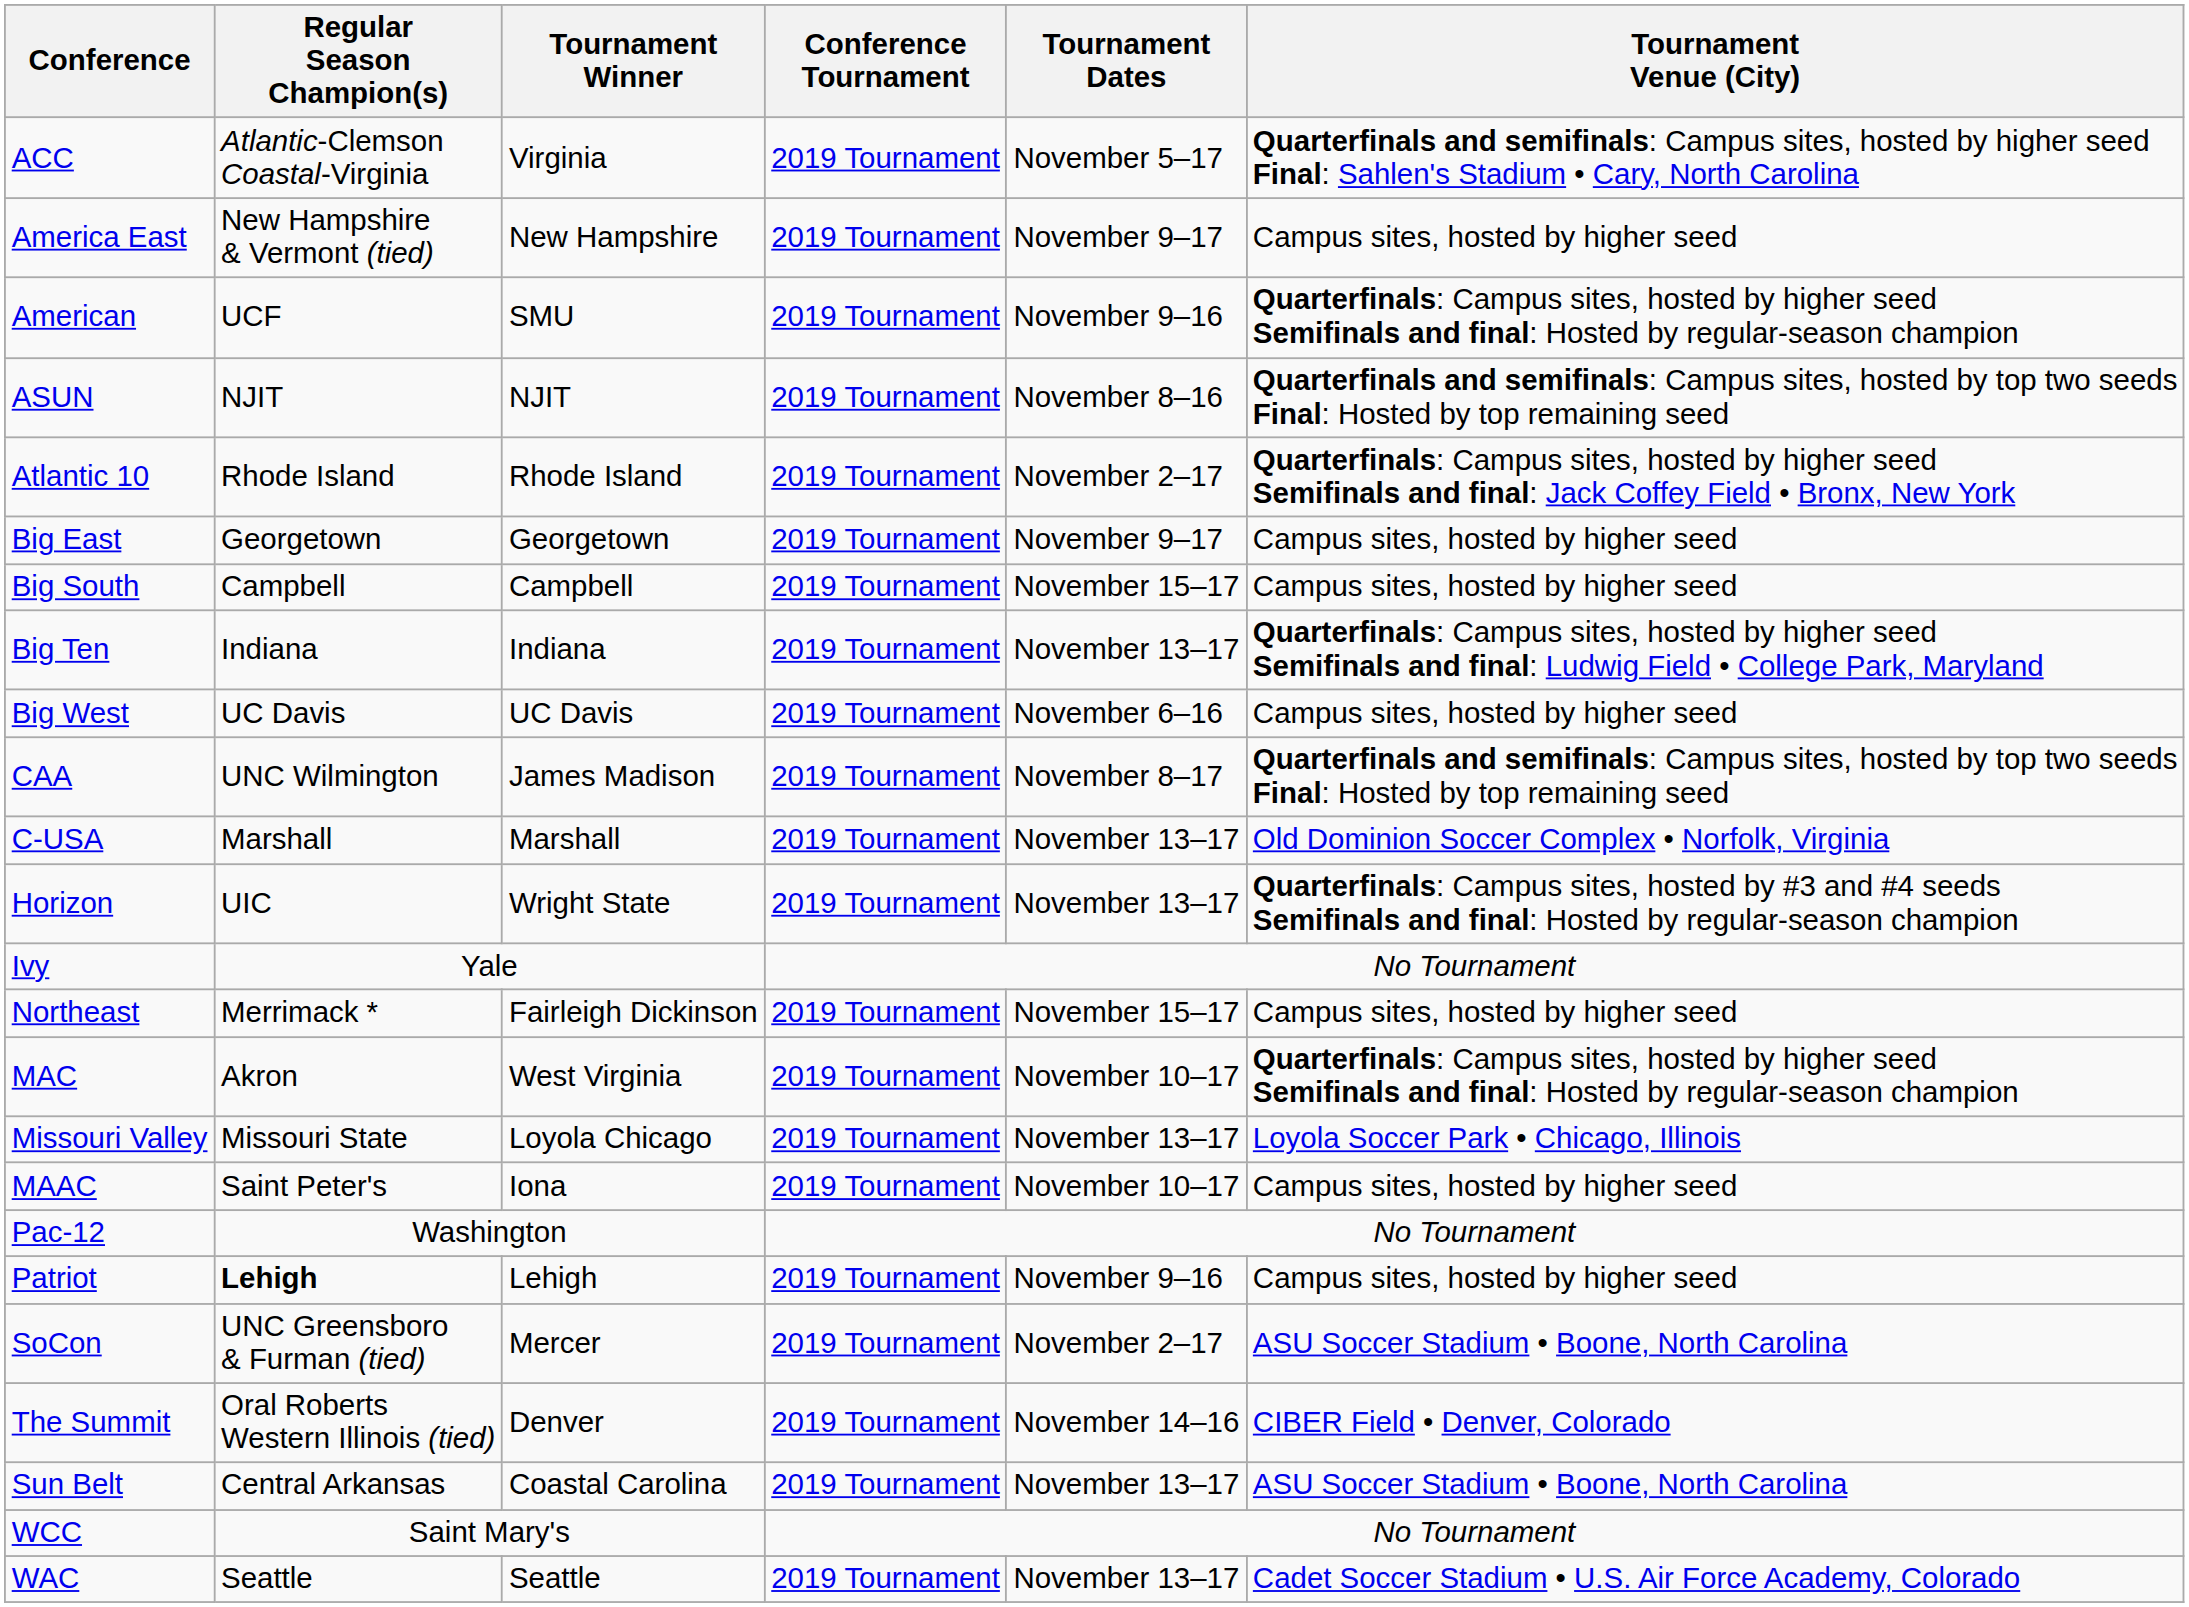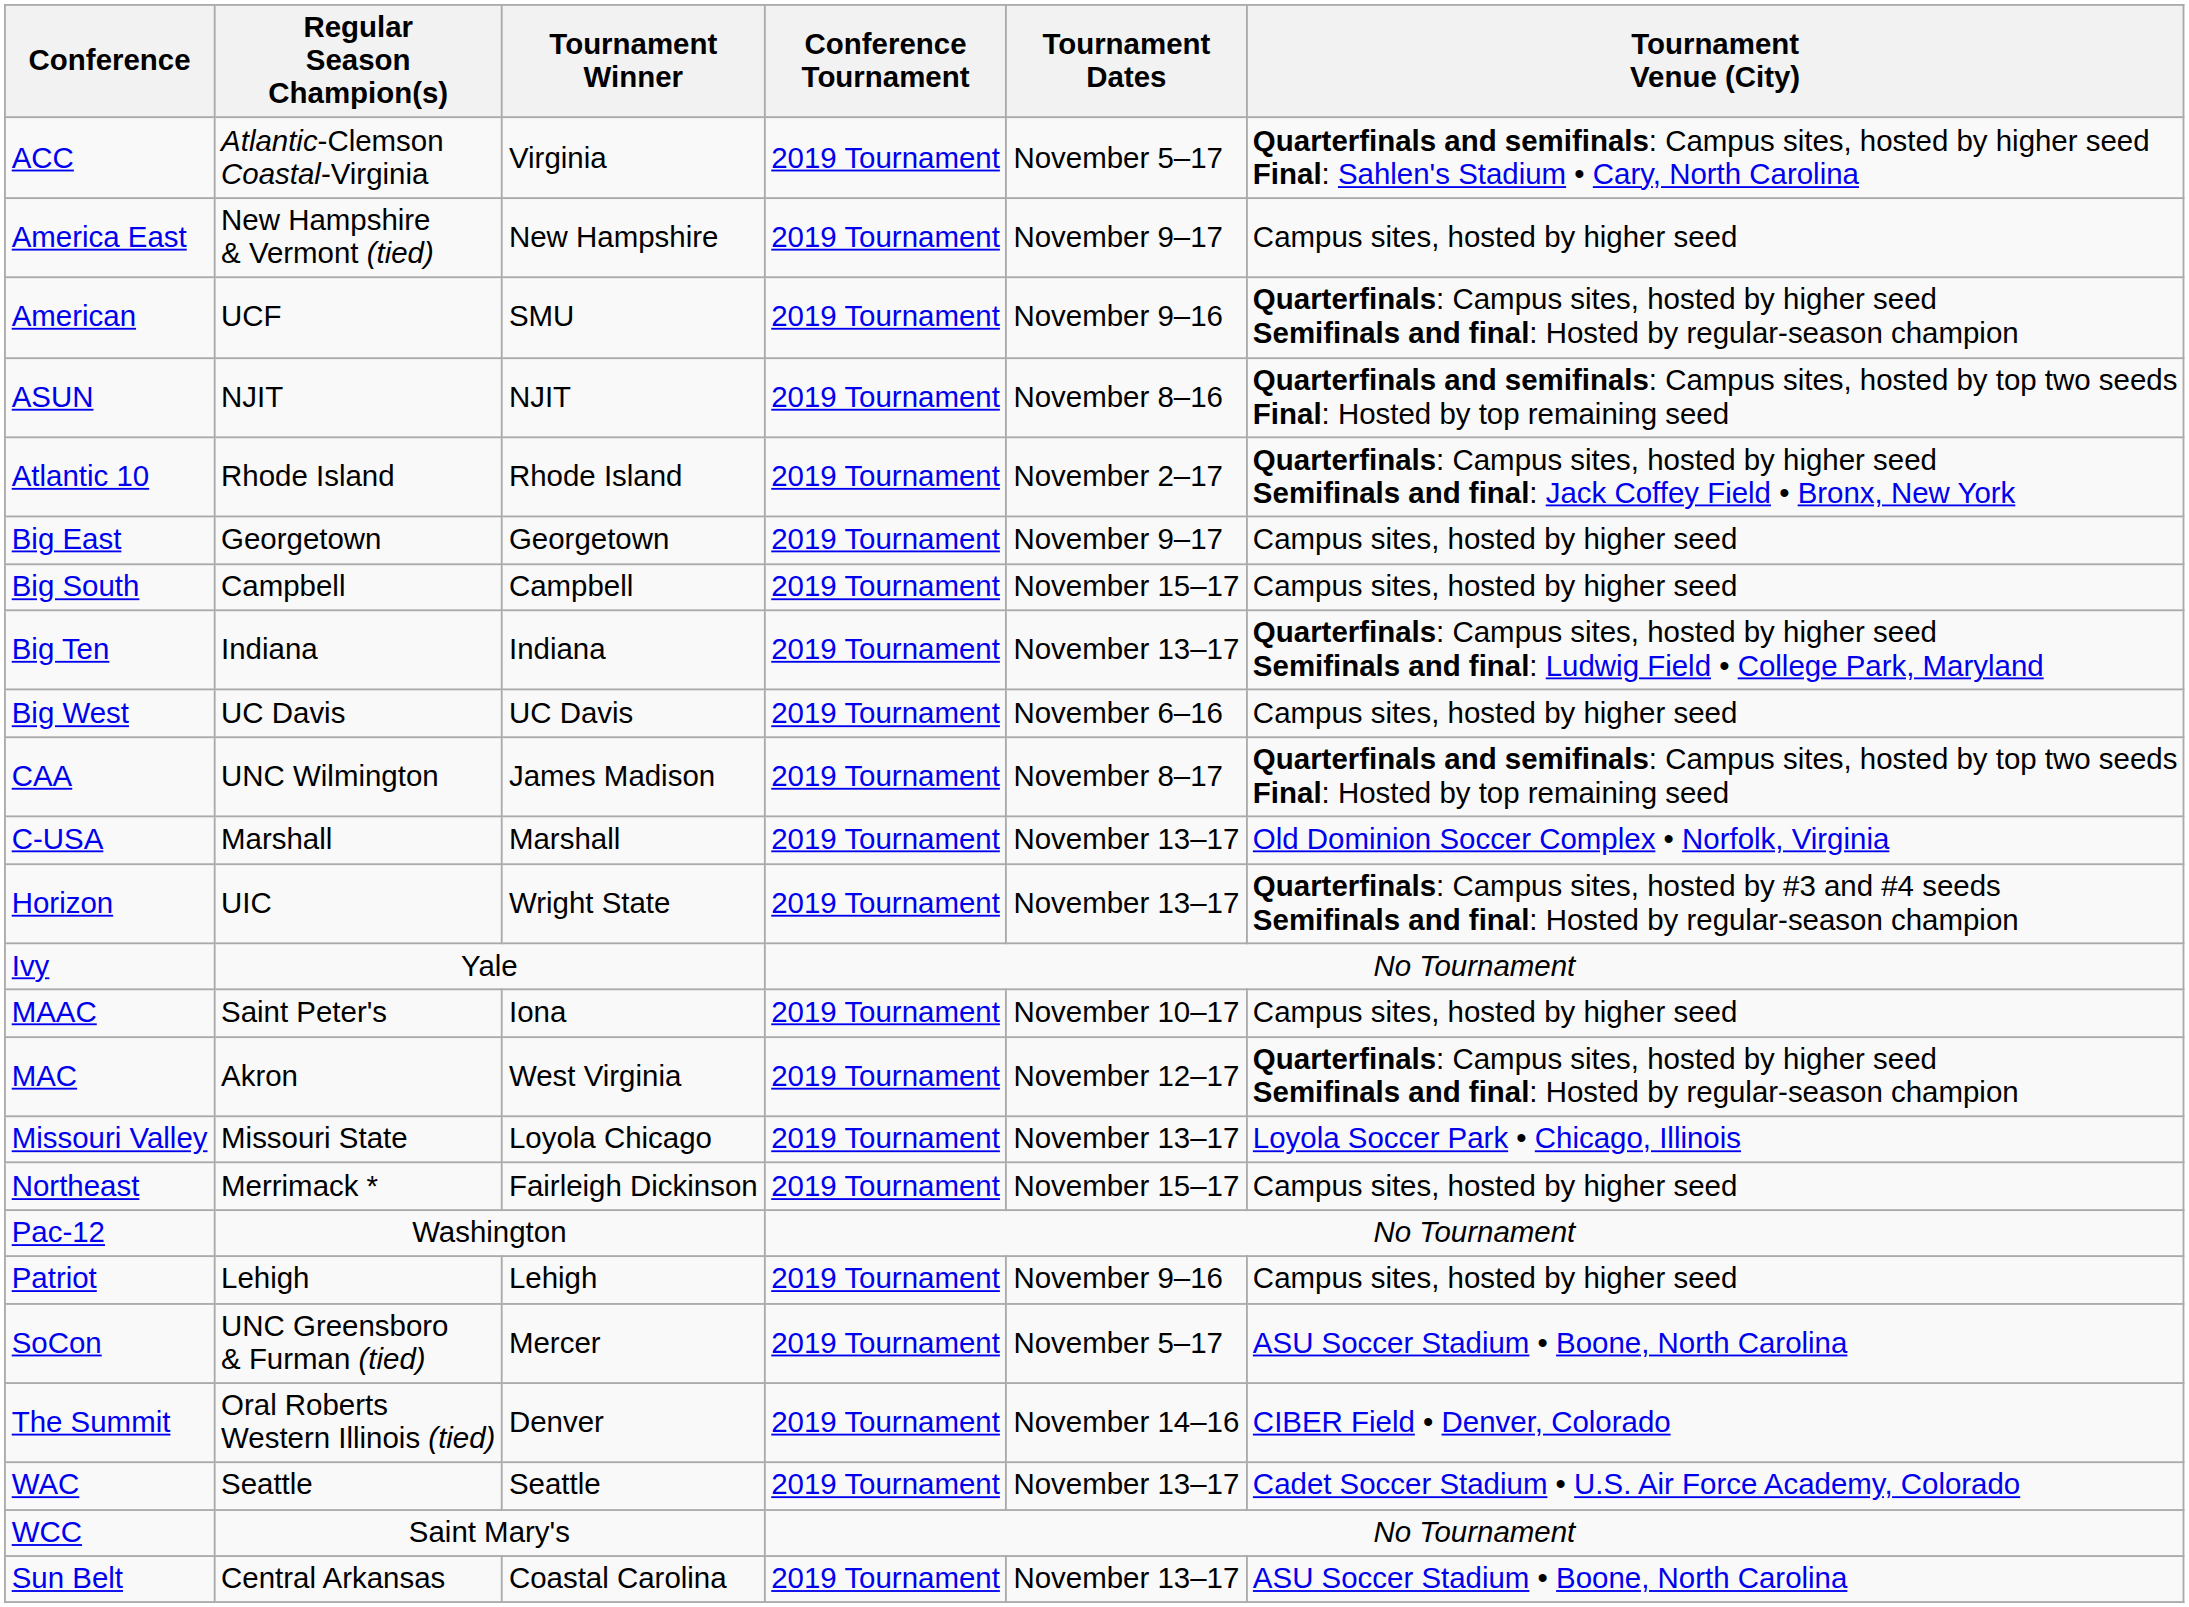rows swapped: (54, 1185) <-> (76, 1012)
(1126, 1075) November 10–17 -> (1126, 1075) November 12–17
(269, 1279) bold -> (265, 1279) normal
(1118, 1342) November 2–17 -> (1118, 1342) November 5–17
rows swapped: (67, 1485) <-> (46, 1578)
